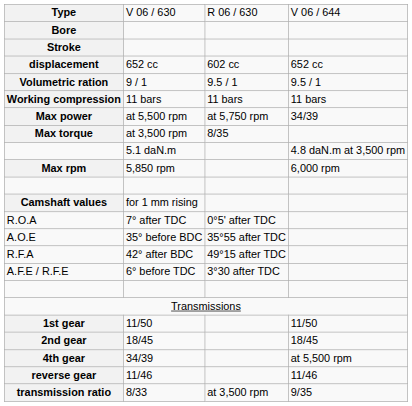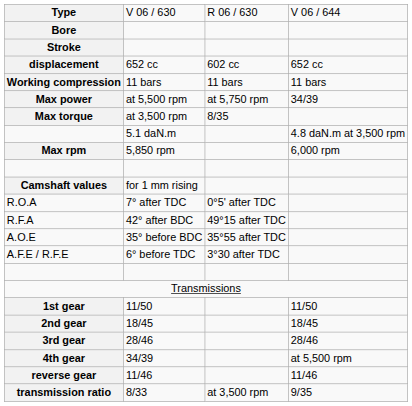- row: (64, 82)
rows swapped: (20, 254) <-> (21, 237)
+ row: (64, 340)
